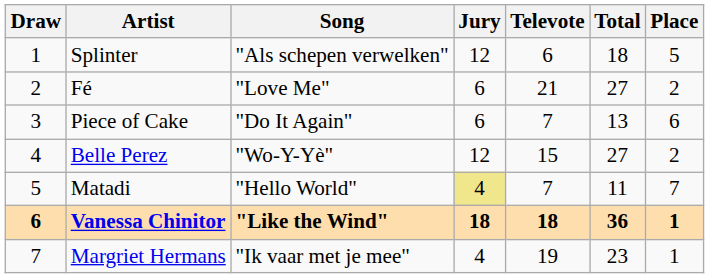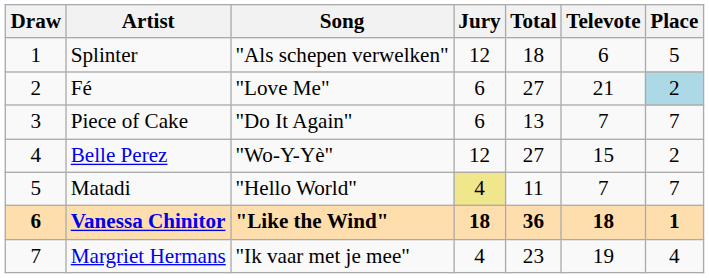columns swapped: (547, 21) <-> (617, 21)
(674, 88) no background -> (674, 88) lightblue background
(674, 121) 6 -> (674, 121) 7
(674, 255) 1 -> (674, 255) 4
